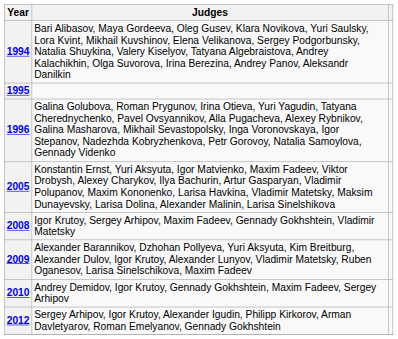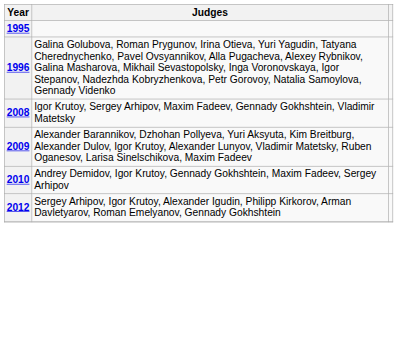- row: (18, 51)
- row: (18, 187)
